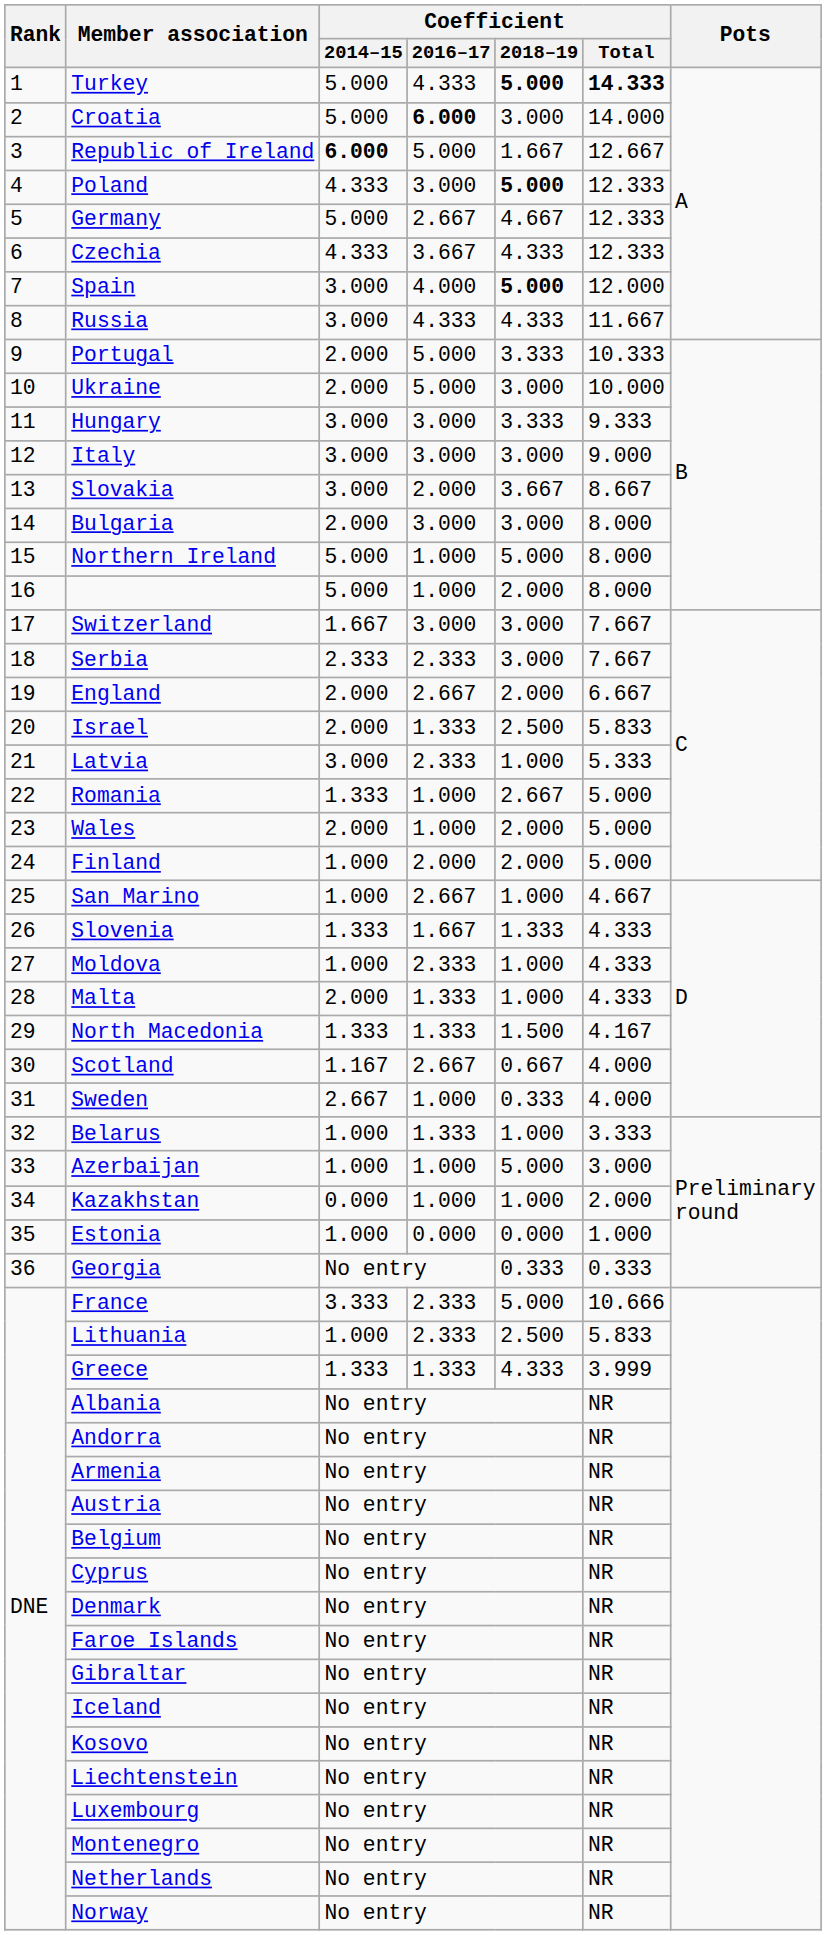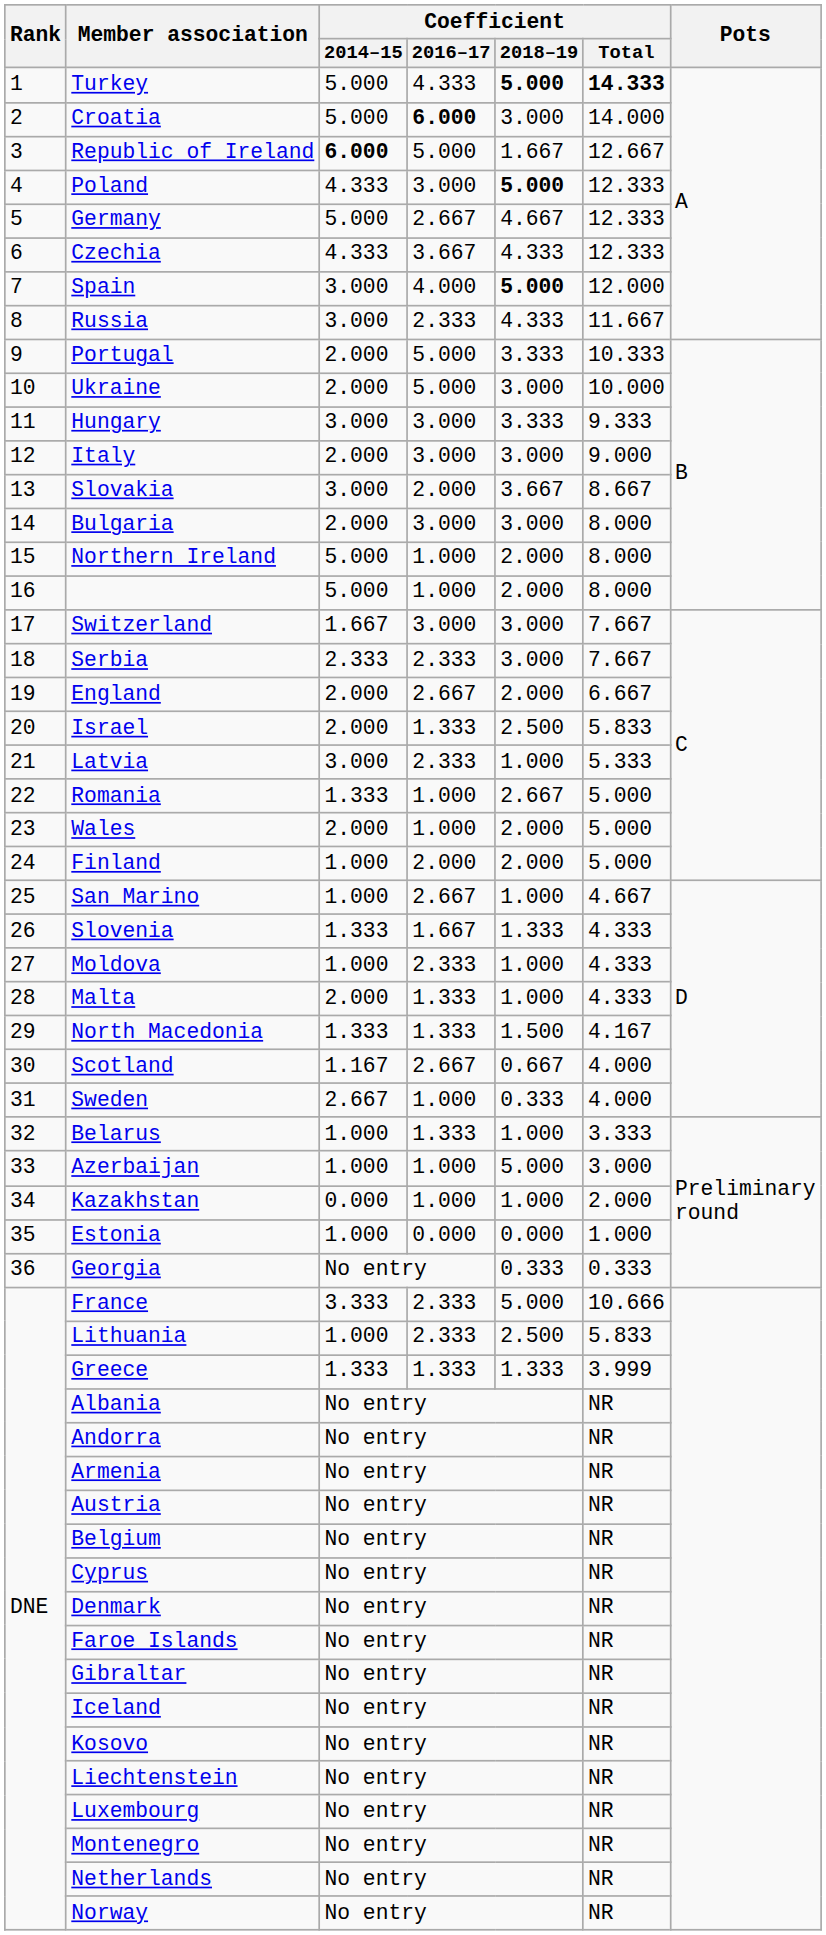(444, 322) 4.333 -> (444, 322) 2.333
(356, 457) 3.000 -> (356, 457) 2.000
(532, 559) 5.000 -> (532, 559) 2.000
(532, 1371) 4.333 -> (532, 1371) 1.333
